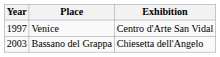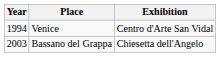(17, 28) 1997 -> (17, 28) 1994
